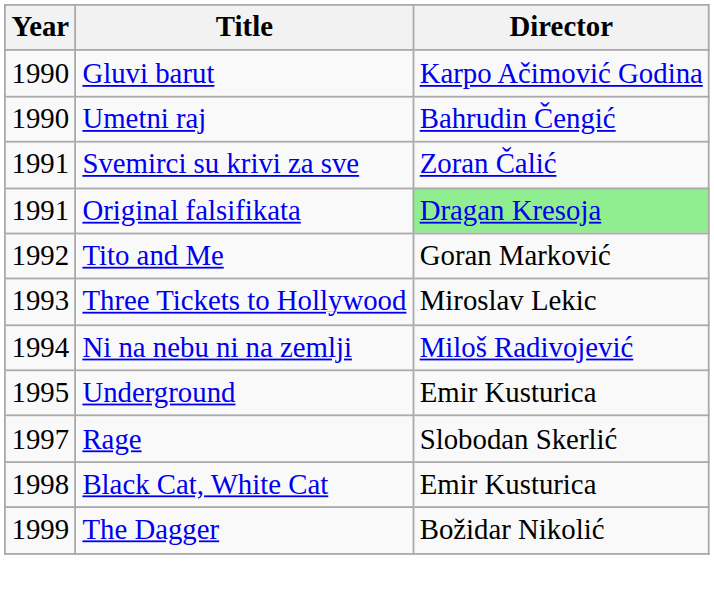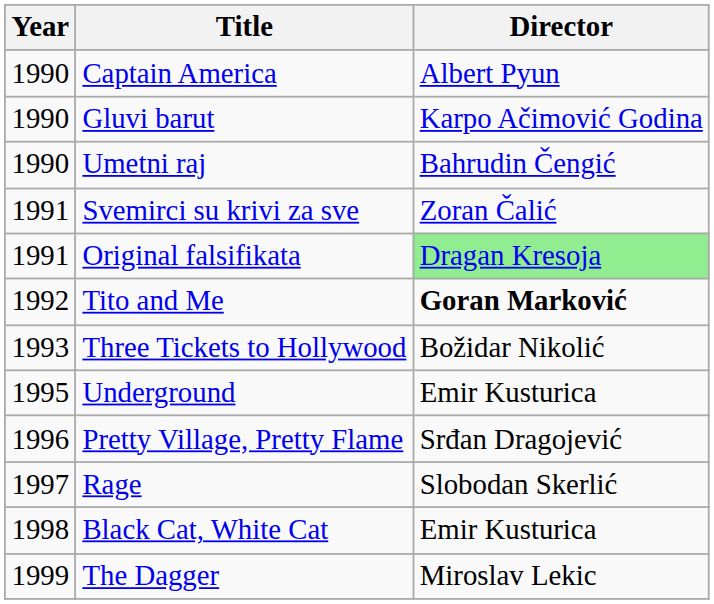+ row: (180, 73)
(515, 255) normal -> (523, 301) bold
(508, 301) Miroslav Lekic -> (512, 347) Božidar Nikolić
- row: (217, 347)
+ row: (243, 438)
(512, 529) Božidar Nikolić -> (508, 575) Miroslav Lekic
